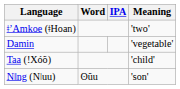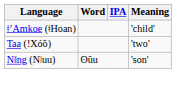(140, 28) 'two' -> (143, 28) 'child'
- row: (20, 44)
(143, 60) 'child' -> (140, 44) 'two'
